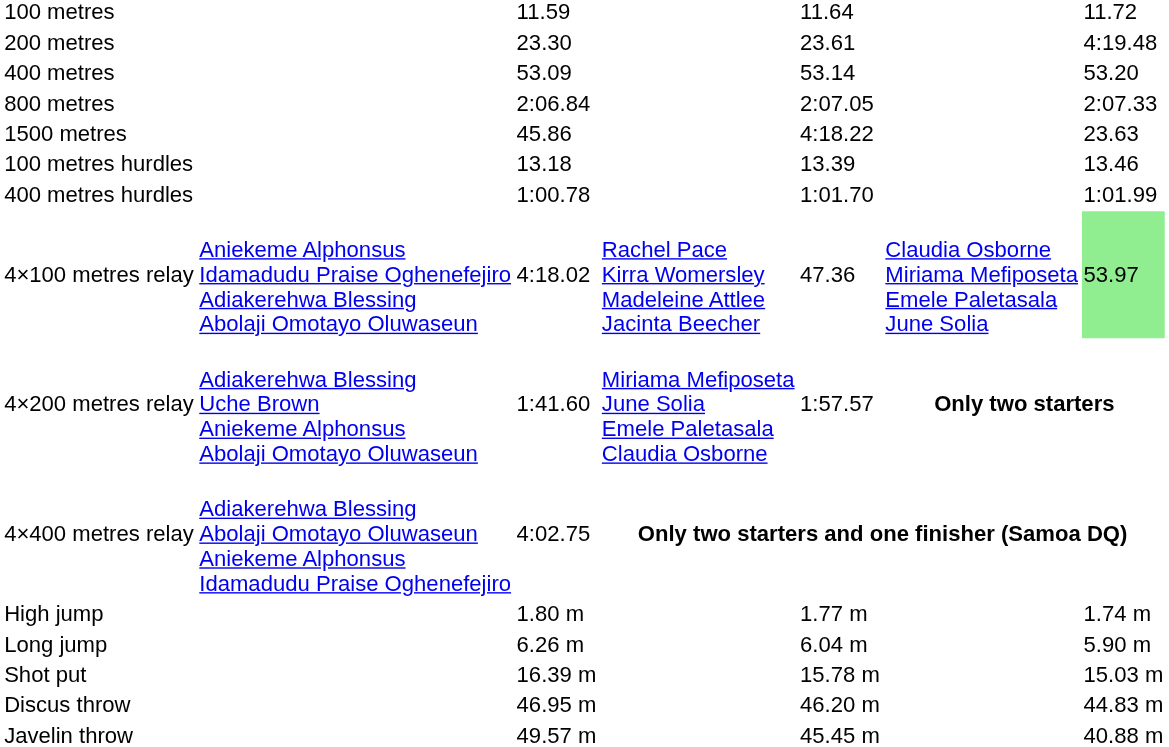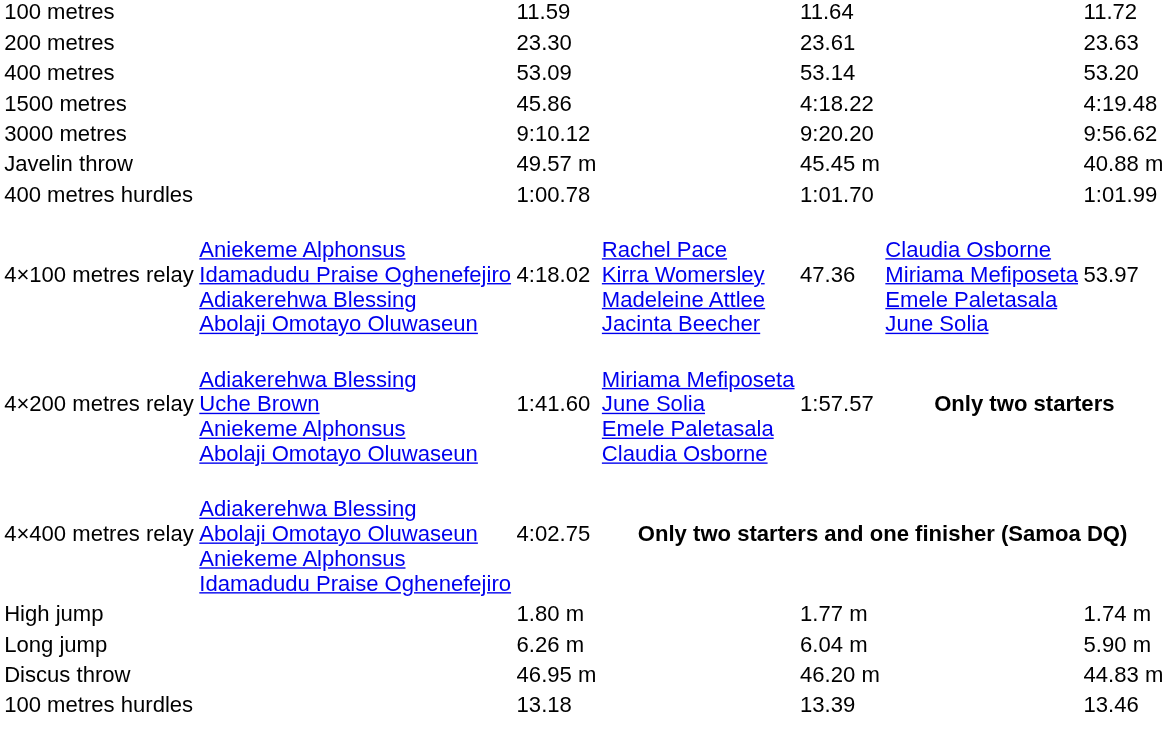(1120, 42) 4:19.48 -> (1111, 42) 23.63
- row: (59, 103)
(1111, 133) 23.63 -> (1120, 103) 4:19.48
+ row: (66, 133)
rows swapped: (99, 164) <-> (69, 735)
(1111, 274) lightgreen background -> (1111, 274) no background
- row: (45, 674)
